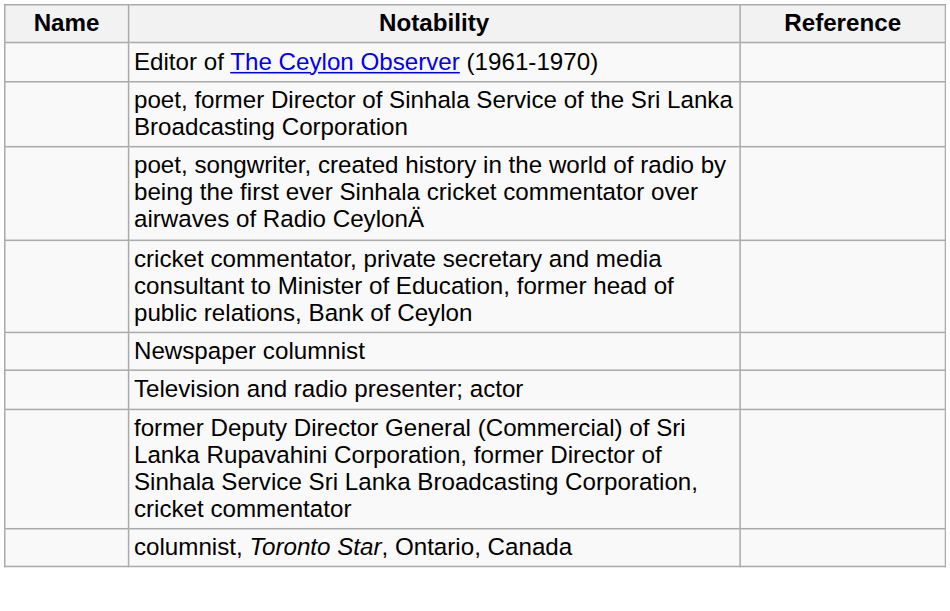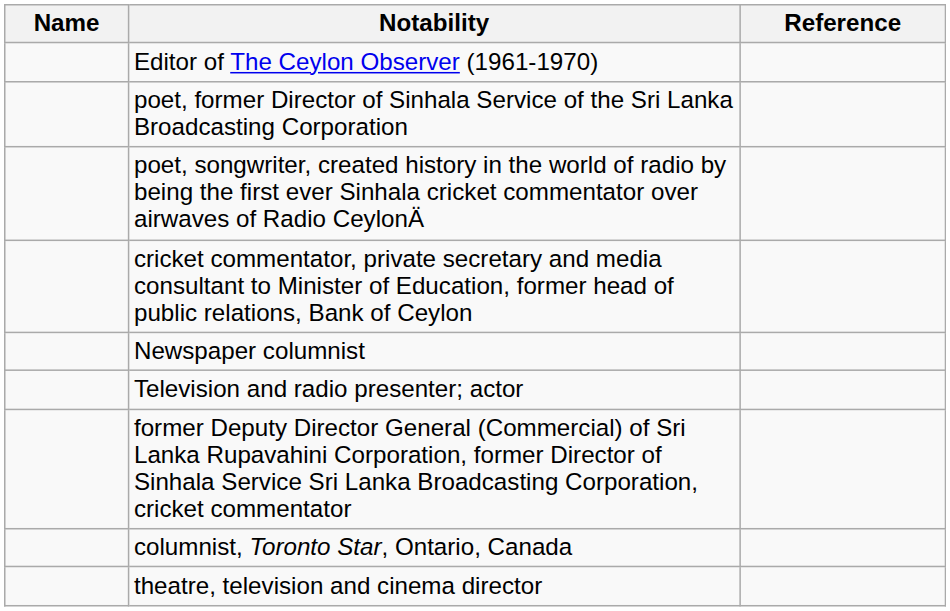+ row: (338, 585)
